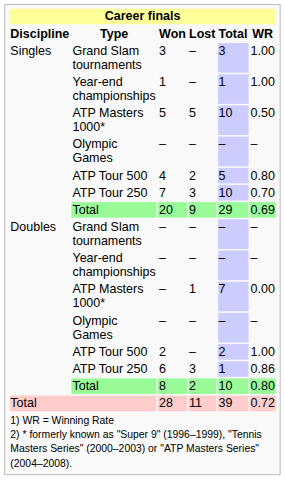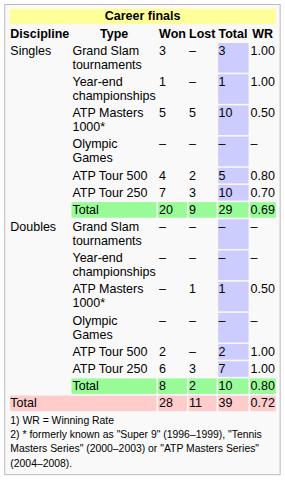(222, 289) 7 -> (222, 289) 1
(263, 289) 0.00 -> (263, 289) 0.50
(222, 369) 1 -> (222, 369) 7
(263, 369) 0.86 -> (263, 369) 1.00
